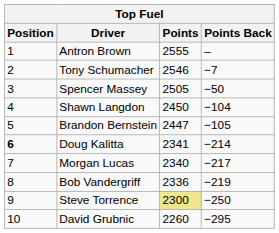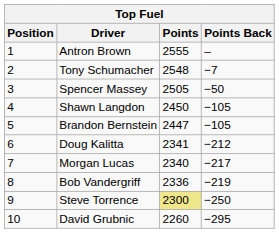(176, 70) 2546 -> (176, 70) 2548
(217, 107) −104 -> (217, 107) −105
(10, 145) bold -> (10, 145) normal
(217, 145) −214 -> (217, 145) −212
